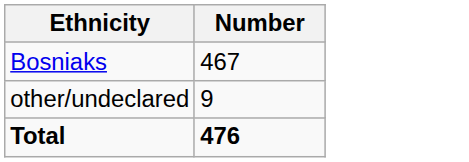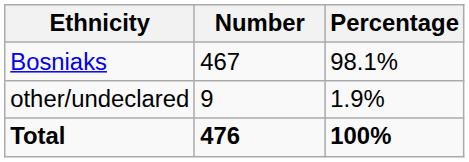+ column: (395, 23)
